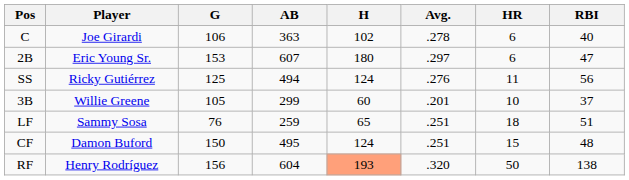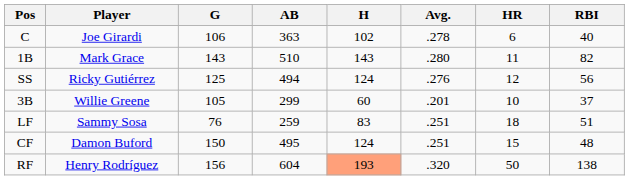+ row: (25, 57)
- row: (25, 57)
(512, 79) 11 -> (512, 79) 12
(364, 121) 65 -> (364, 121) 83
